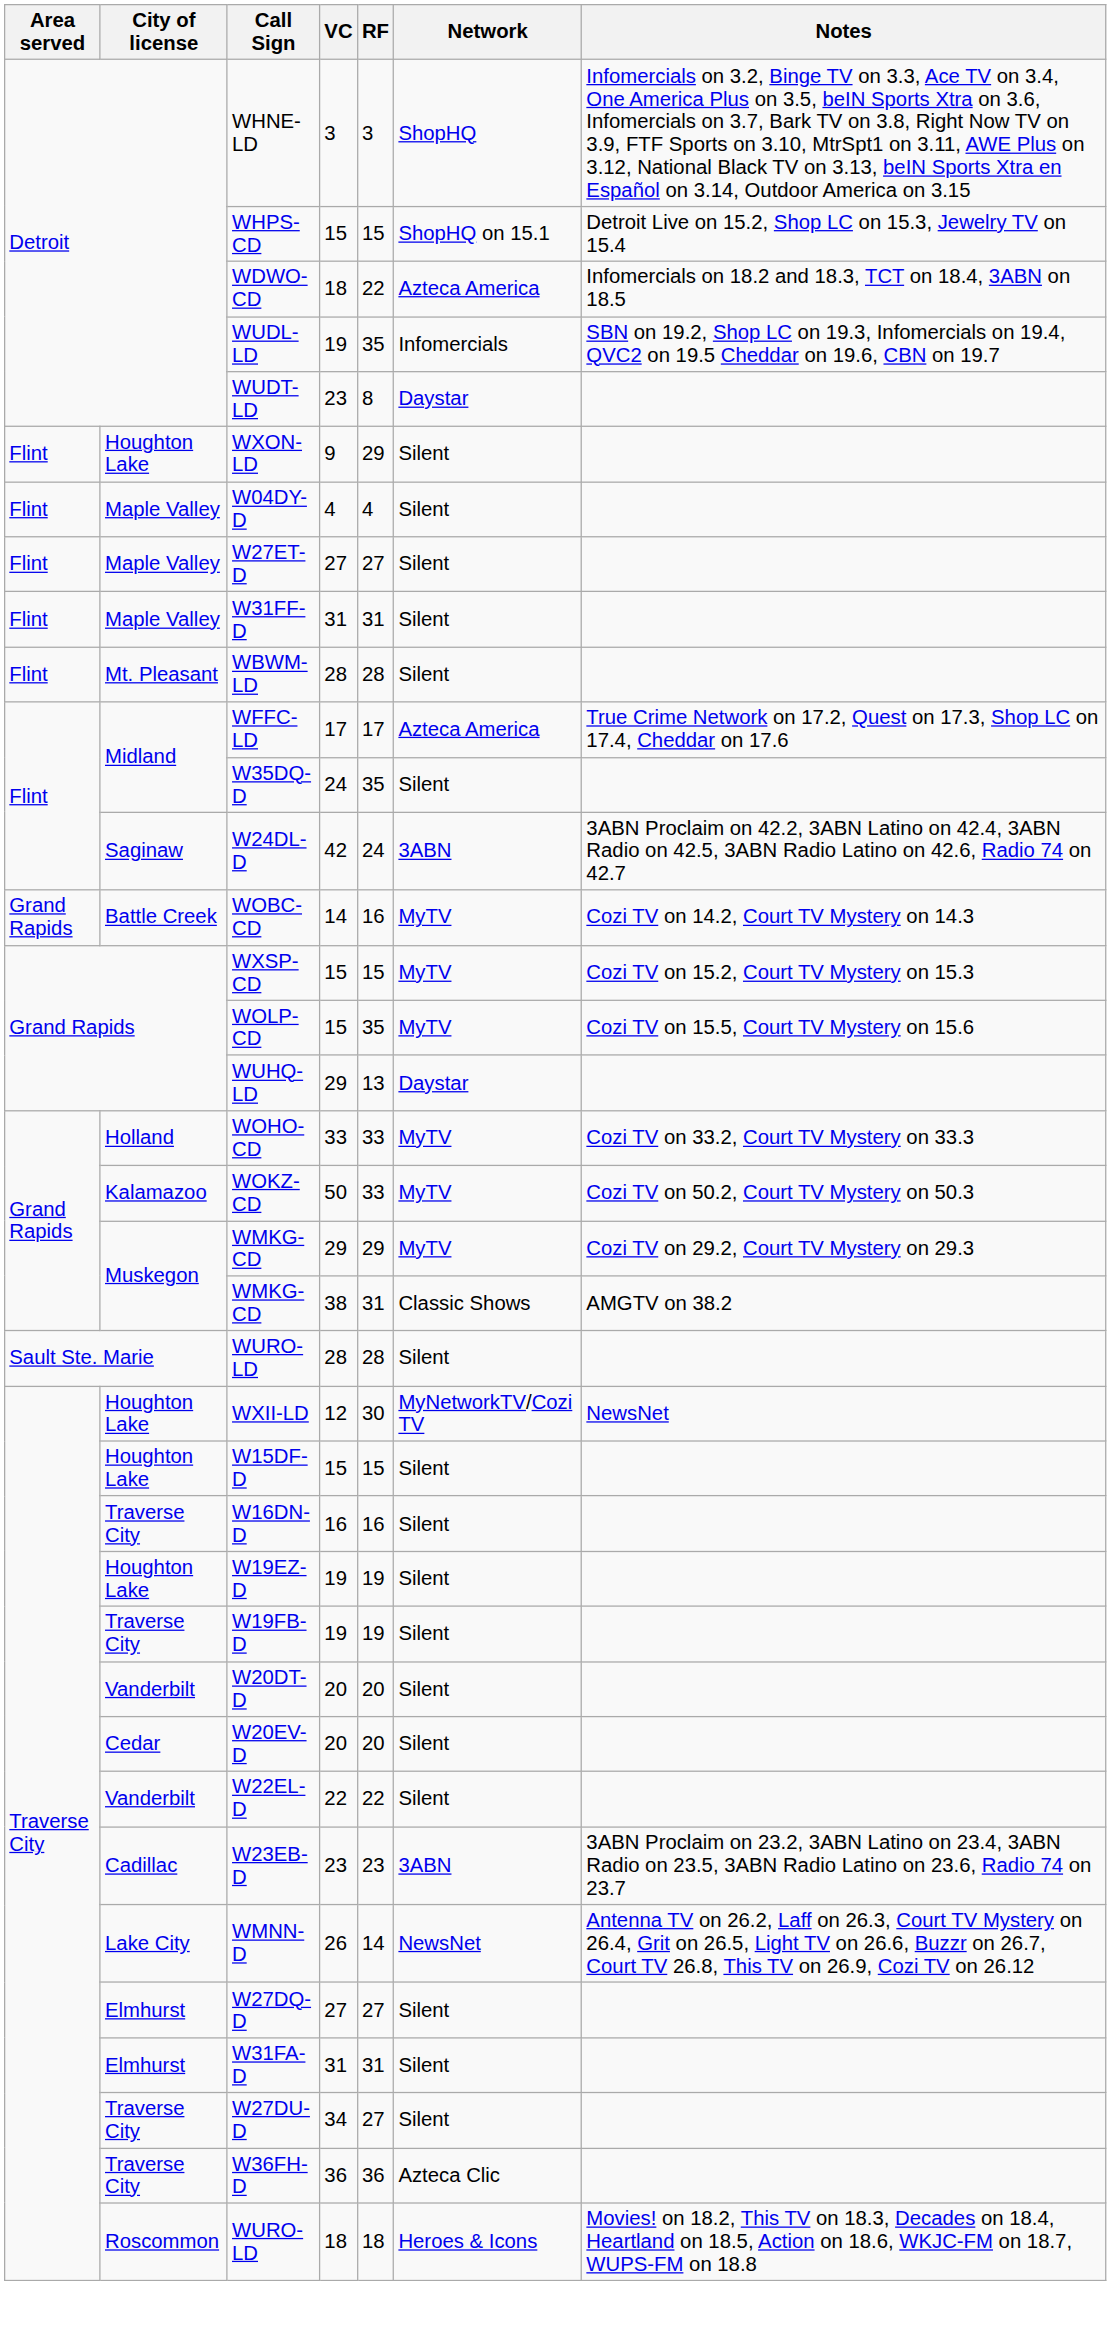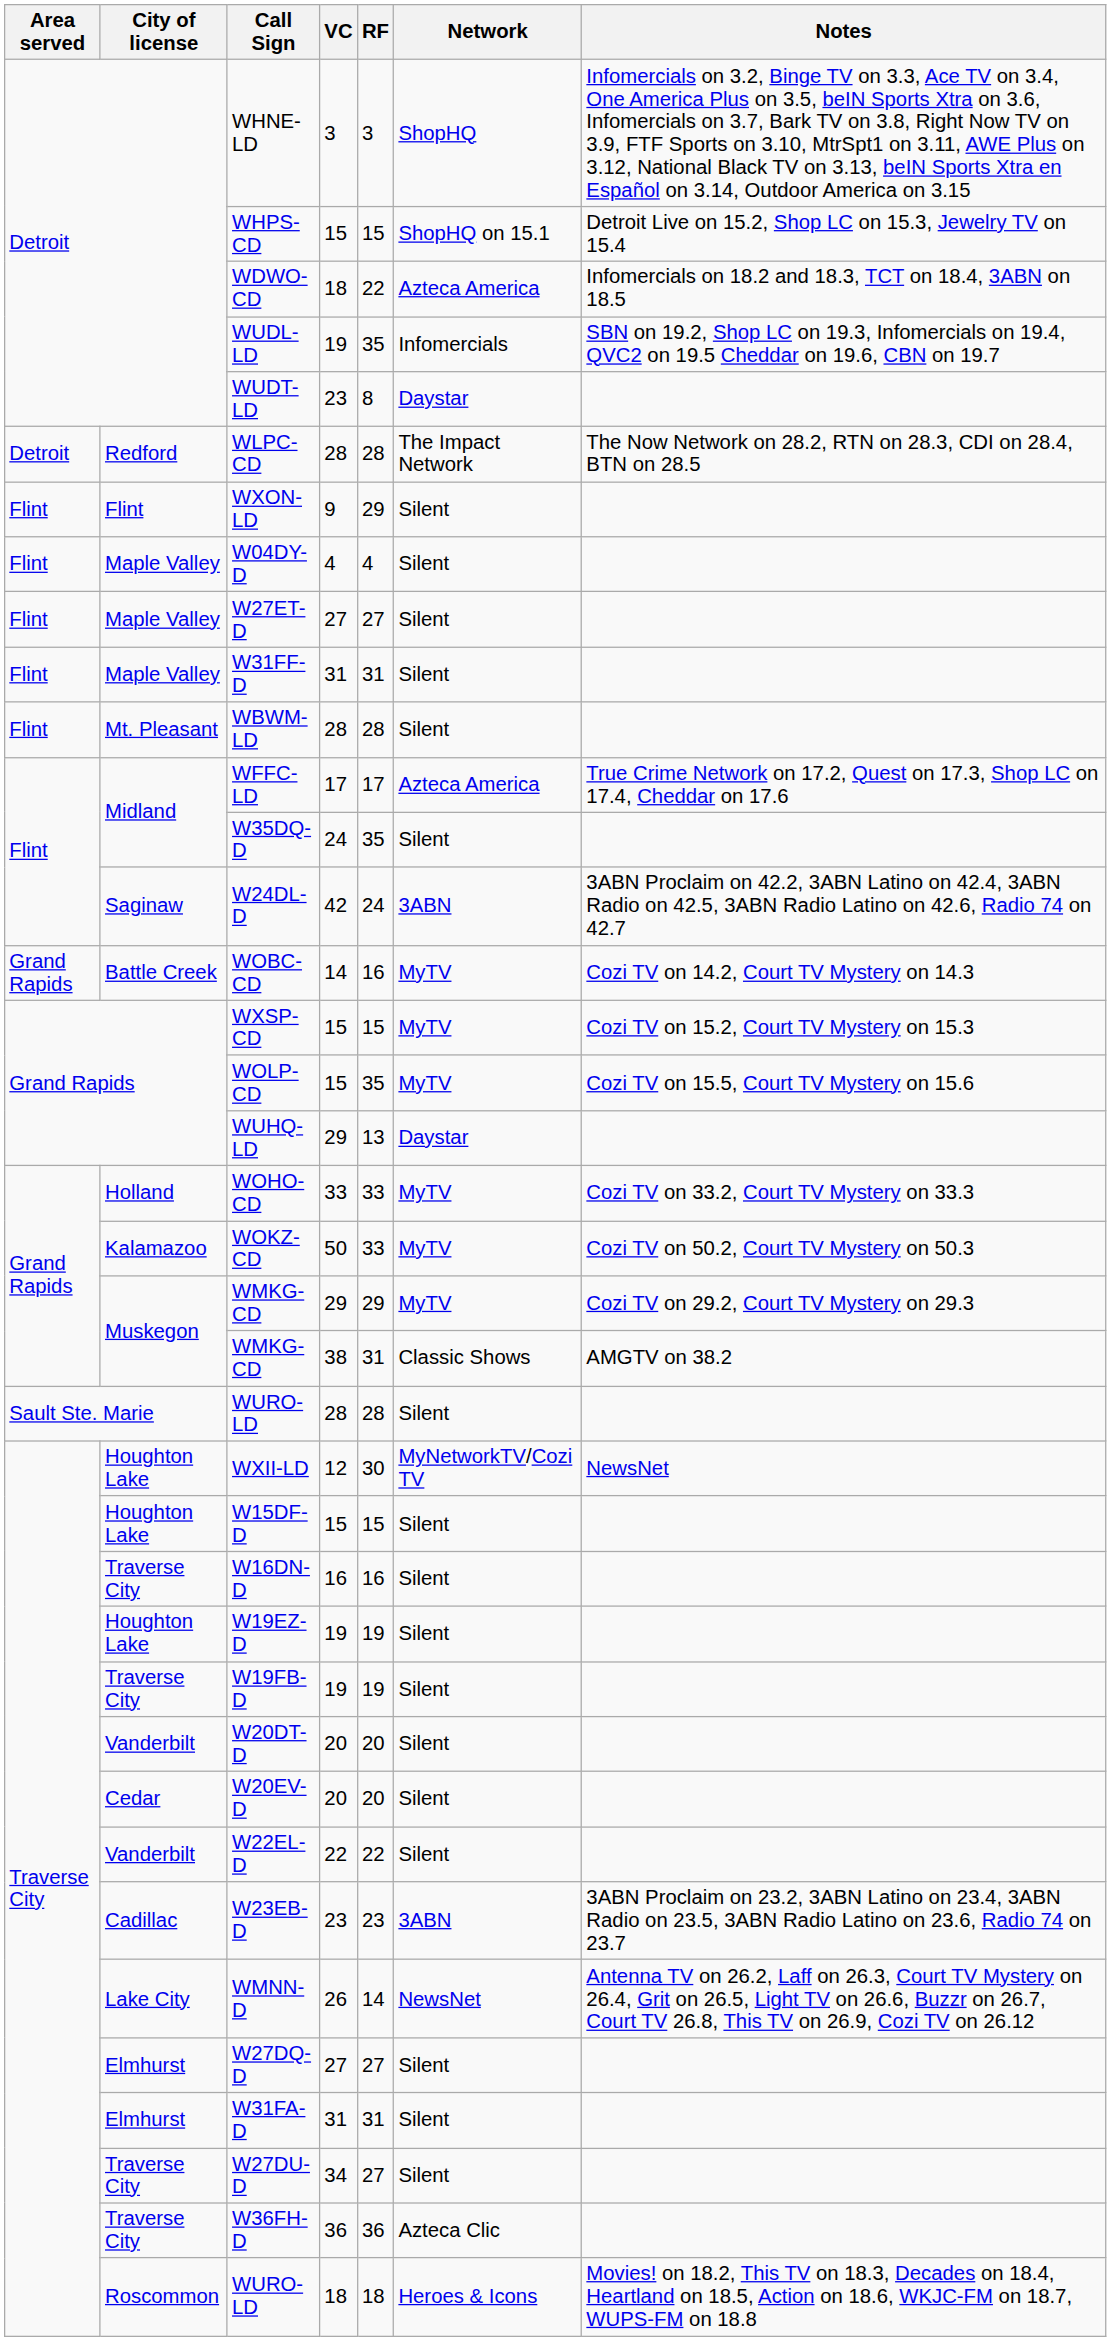+ row: (265, 454)
(149, 454) Houghton Lake -> (124, 509) Flint
